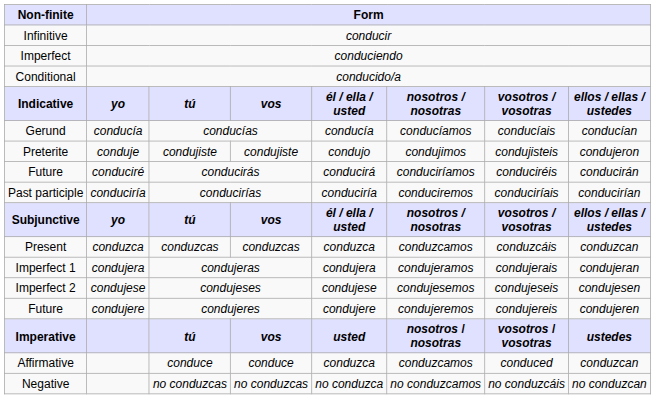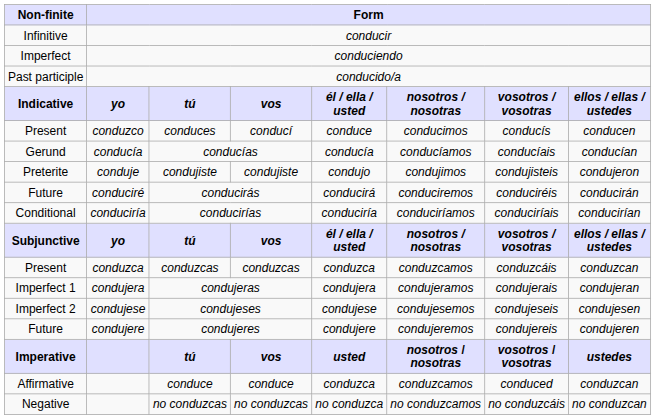(46, 76) Conditional -> (46, 76) Past participle
+ row: (190, 131)
(436, 172) conduciríamos -> (436, 193) conduciremos
(46, 193) Past participle -> (46, 213) Conditional
(436, 193) conduciremos -> (436, 213) conduciríamos
